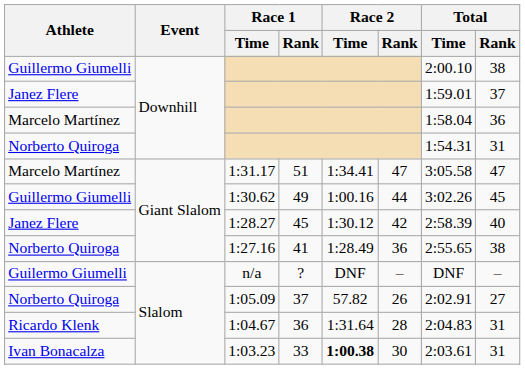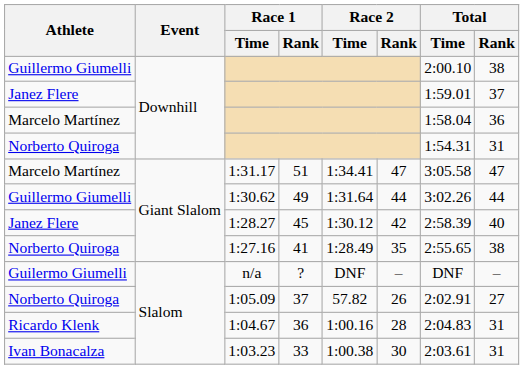(350, 197) 1:00.16 -> (350, 197) 1:31.64
(498, 197) 45 -> (497, 197) 44
(400, 248) 36 -> (399, 248) 35
(350, 325) 1:31.64 -> (350, 325) 1:00.16
(350, 351) bold -> (350, 351) normal
